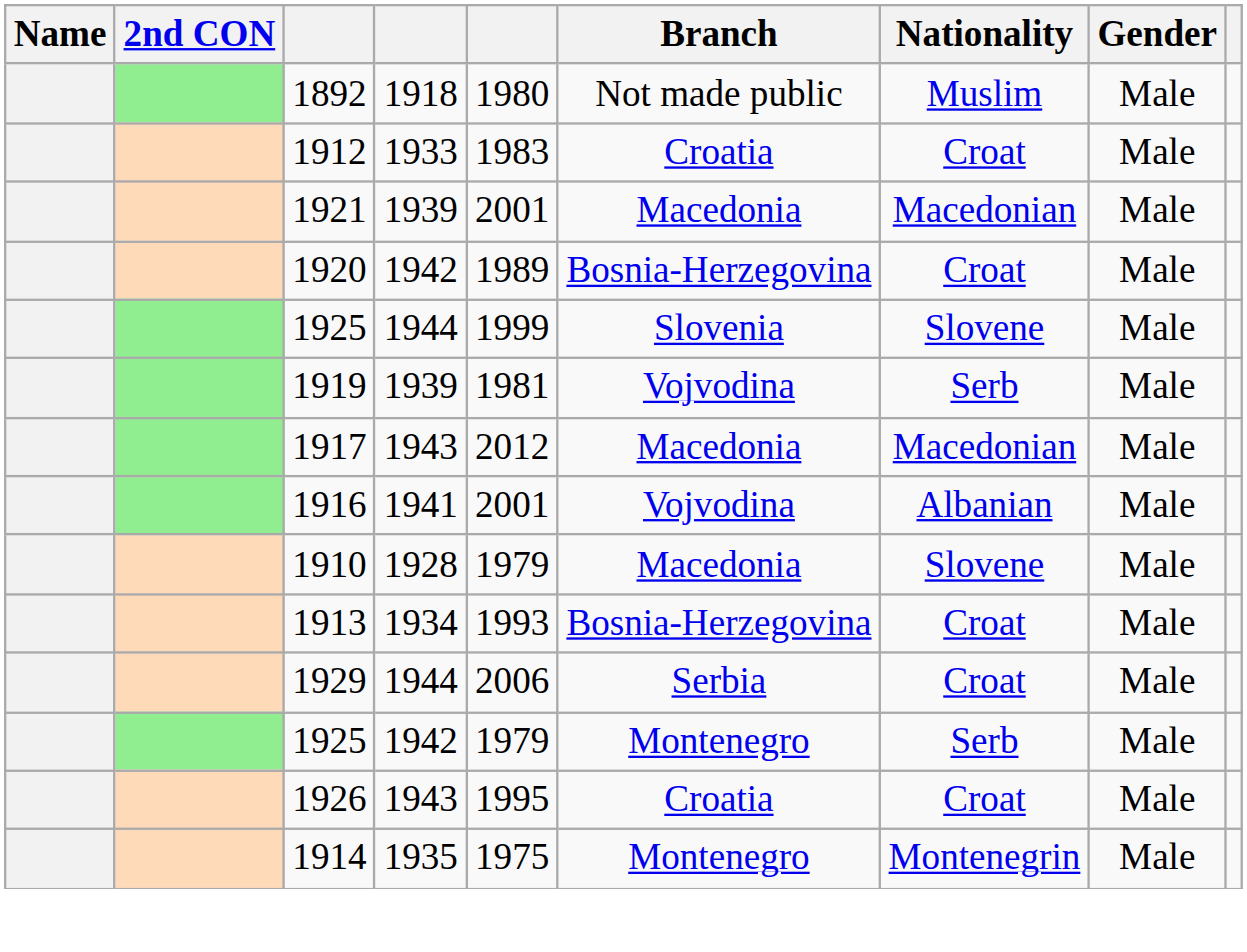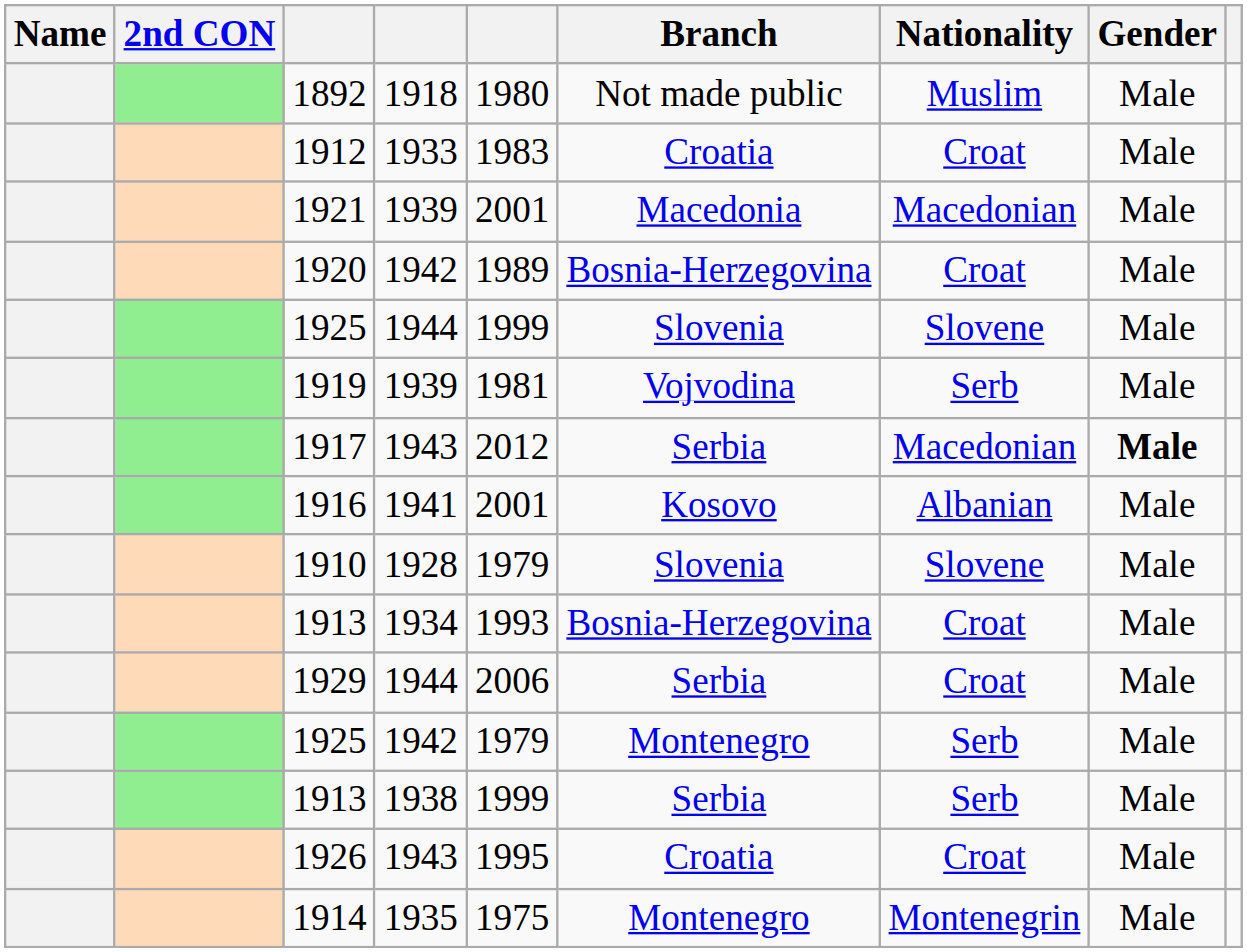(719, 446) Macedonia -> (719, 446) Serbia
(1157, 446) normal -> (1157, 446) bold
(719, 504) Vojvodina -> (719, 504) Kosovo
(719, 563) Macedonia -> (719, 563) Slovenia
+ row: (329, 799)
